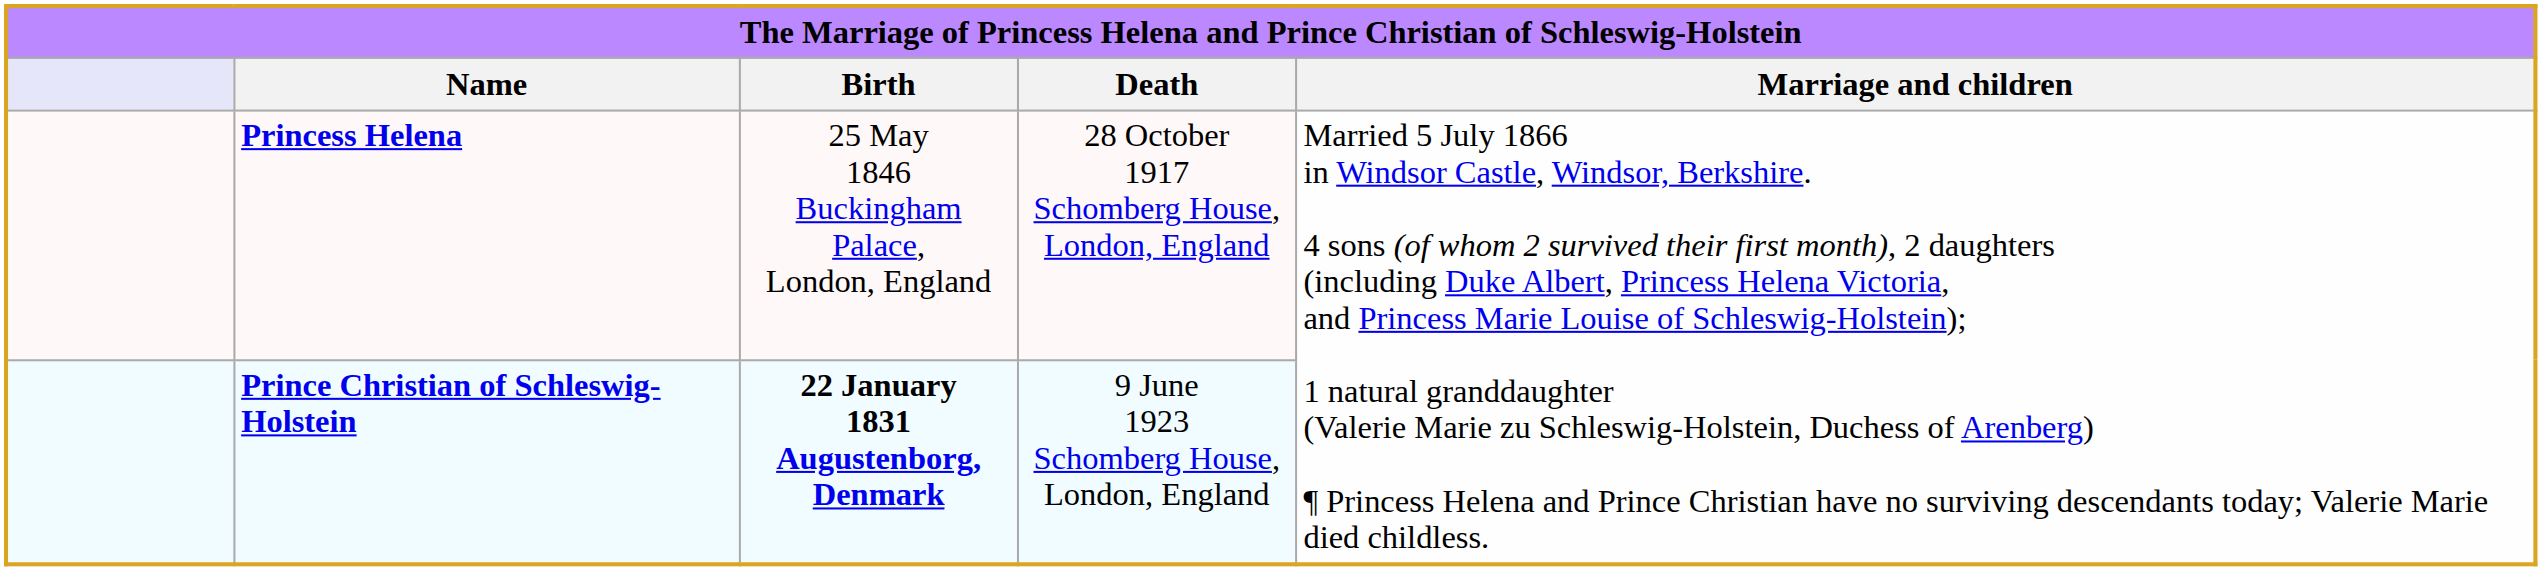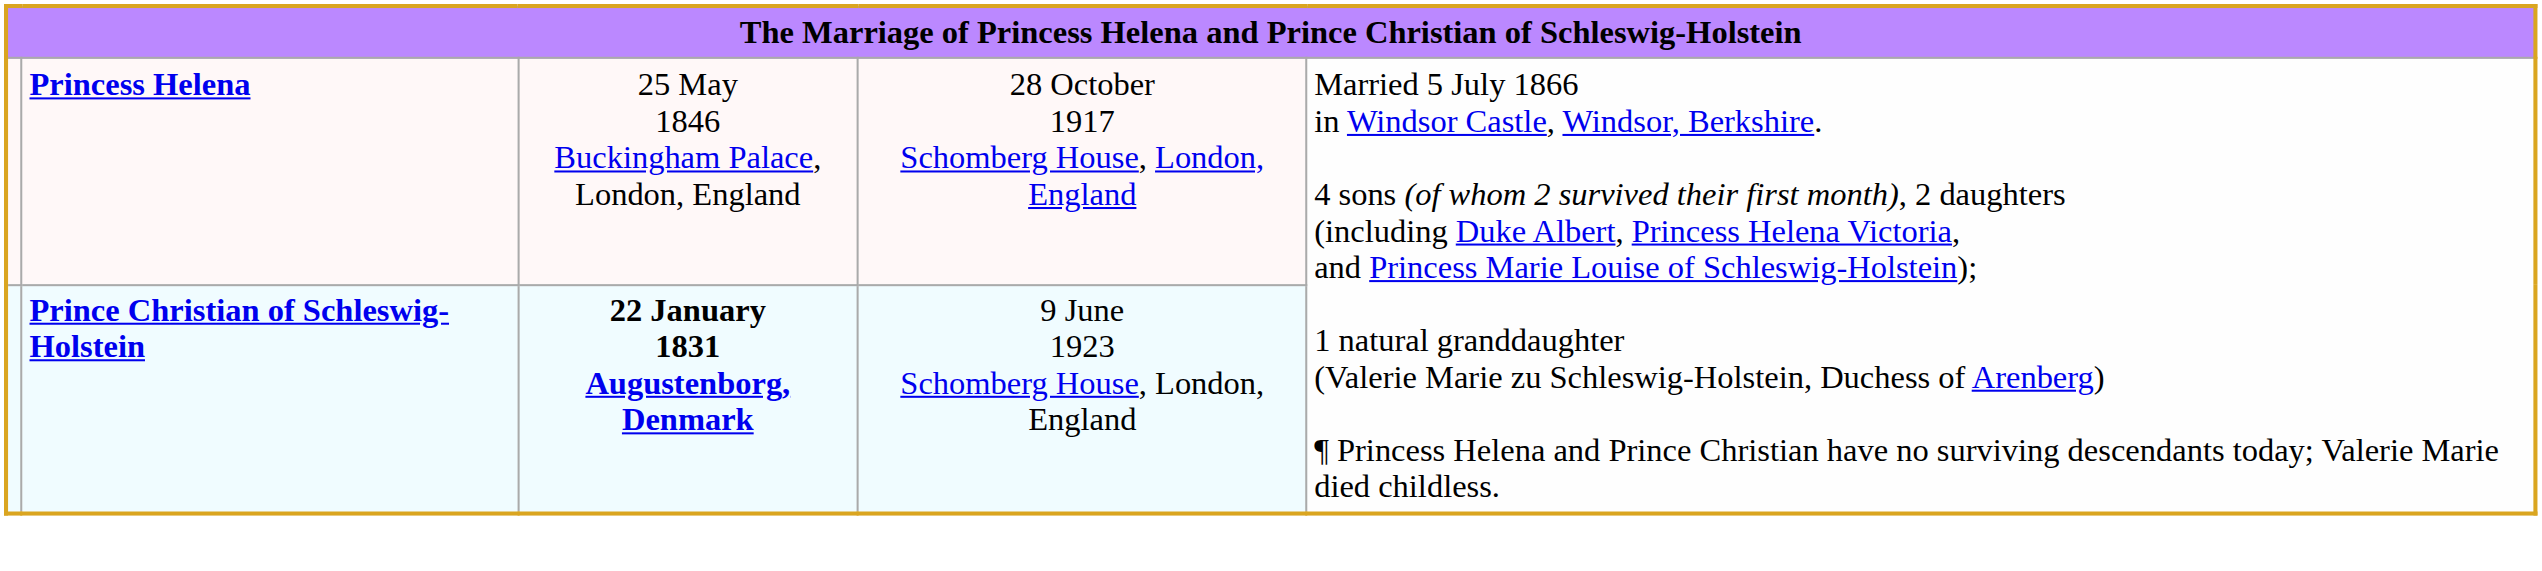- row: (487, 83)
